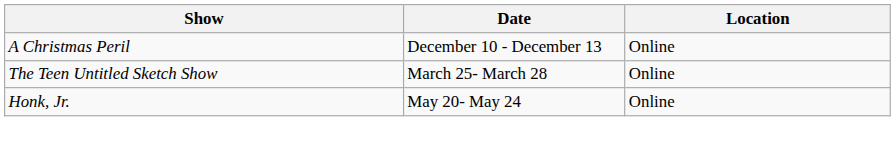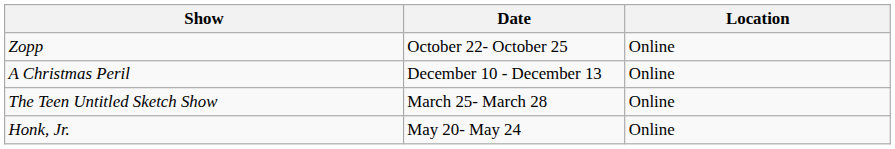+ row: (26, 46)
